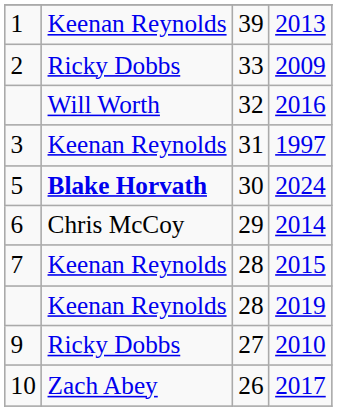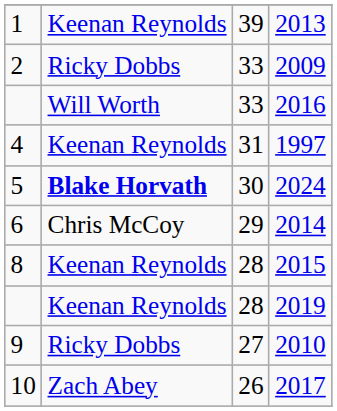(251, 104) 32 -> (251, 104) 33
(17, 144) 3 -> (17, 144) 4
(17, 265) 7 -> (17, 265) 8
